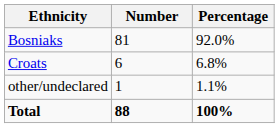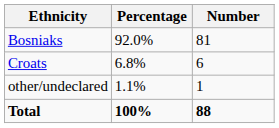columns swapped: (152, 16) <-> (233, 16)
